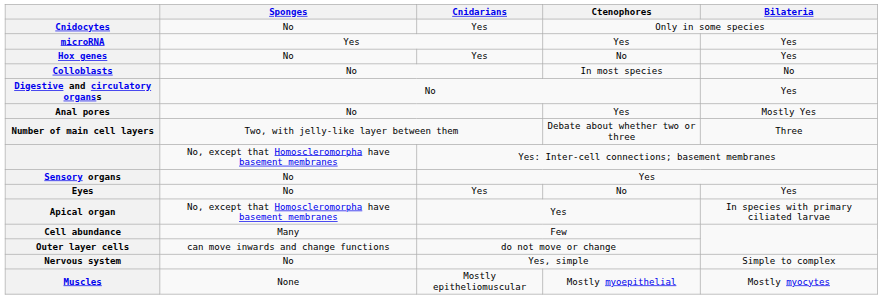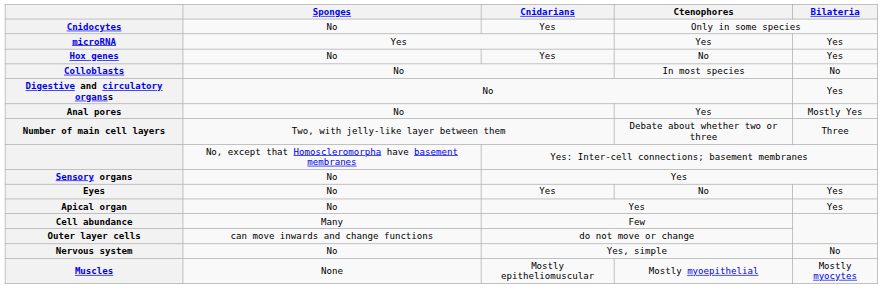(288, 212) No, except that Homoscleromorpha have basement membranes -> (332, 206) No
(789, 212) In species with primary ciliated larvae -> (835, 206) Yes
(789, 261) Simple to complex -> (835, 251) No
